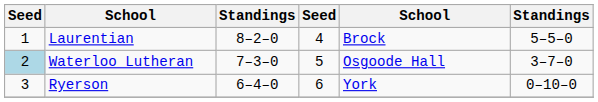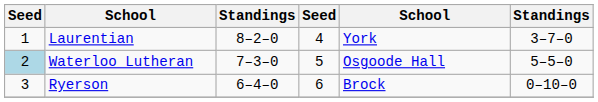(364, 39) Brock -> (360, 39) York
(551, 39) 5–5–0 -> (551, 39) 3–7–0
(551, 62) 3–7–0 -> (551, 62) 5–5–0
(360, 85) York -> (364, 85) Brock
